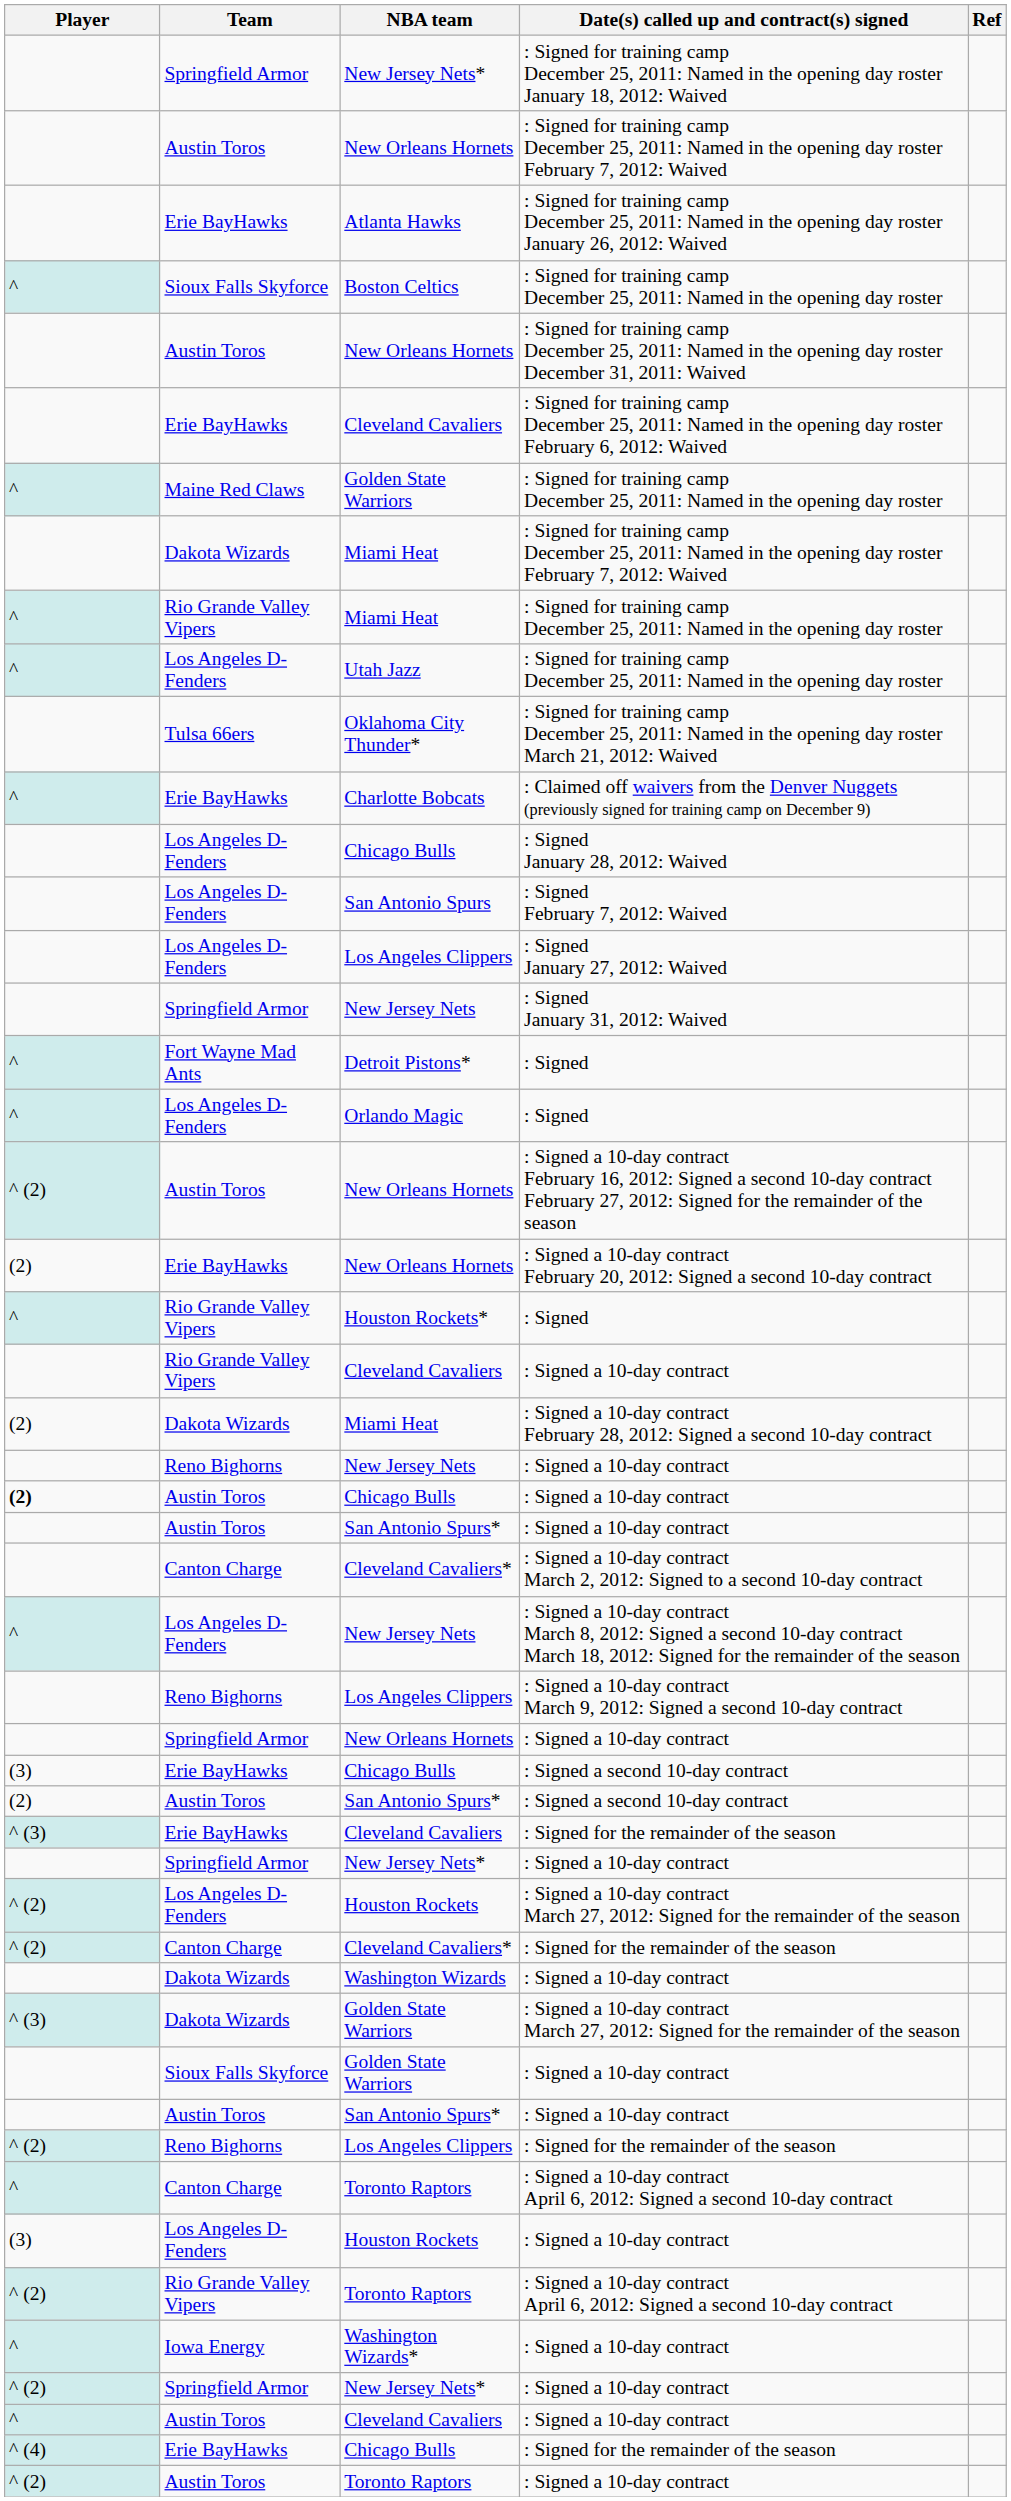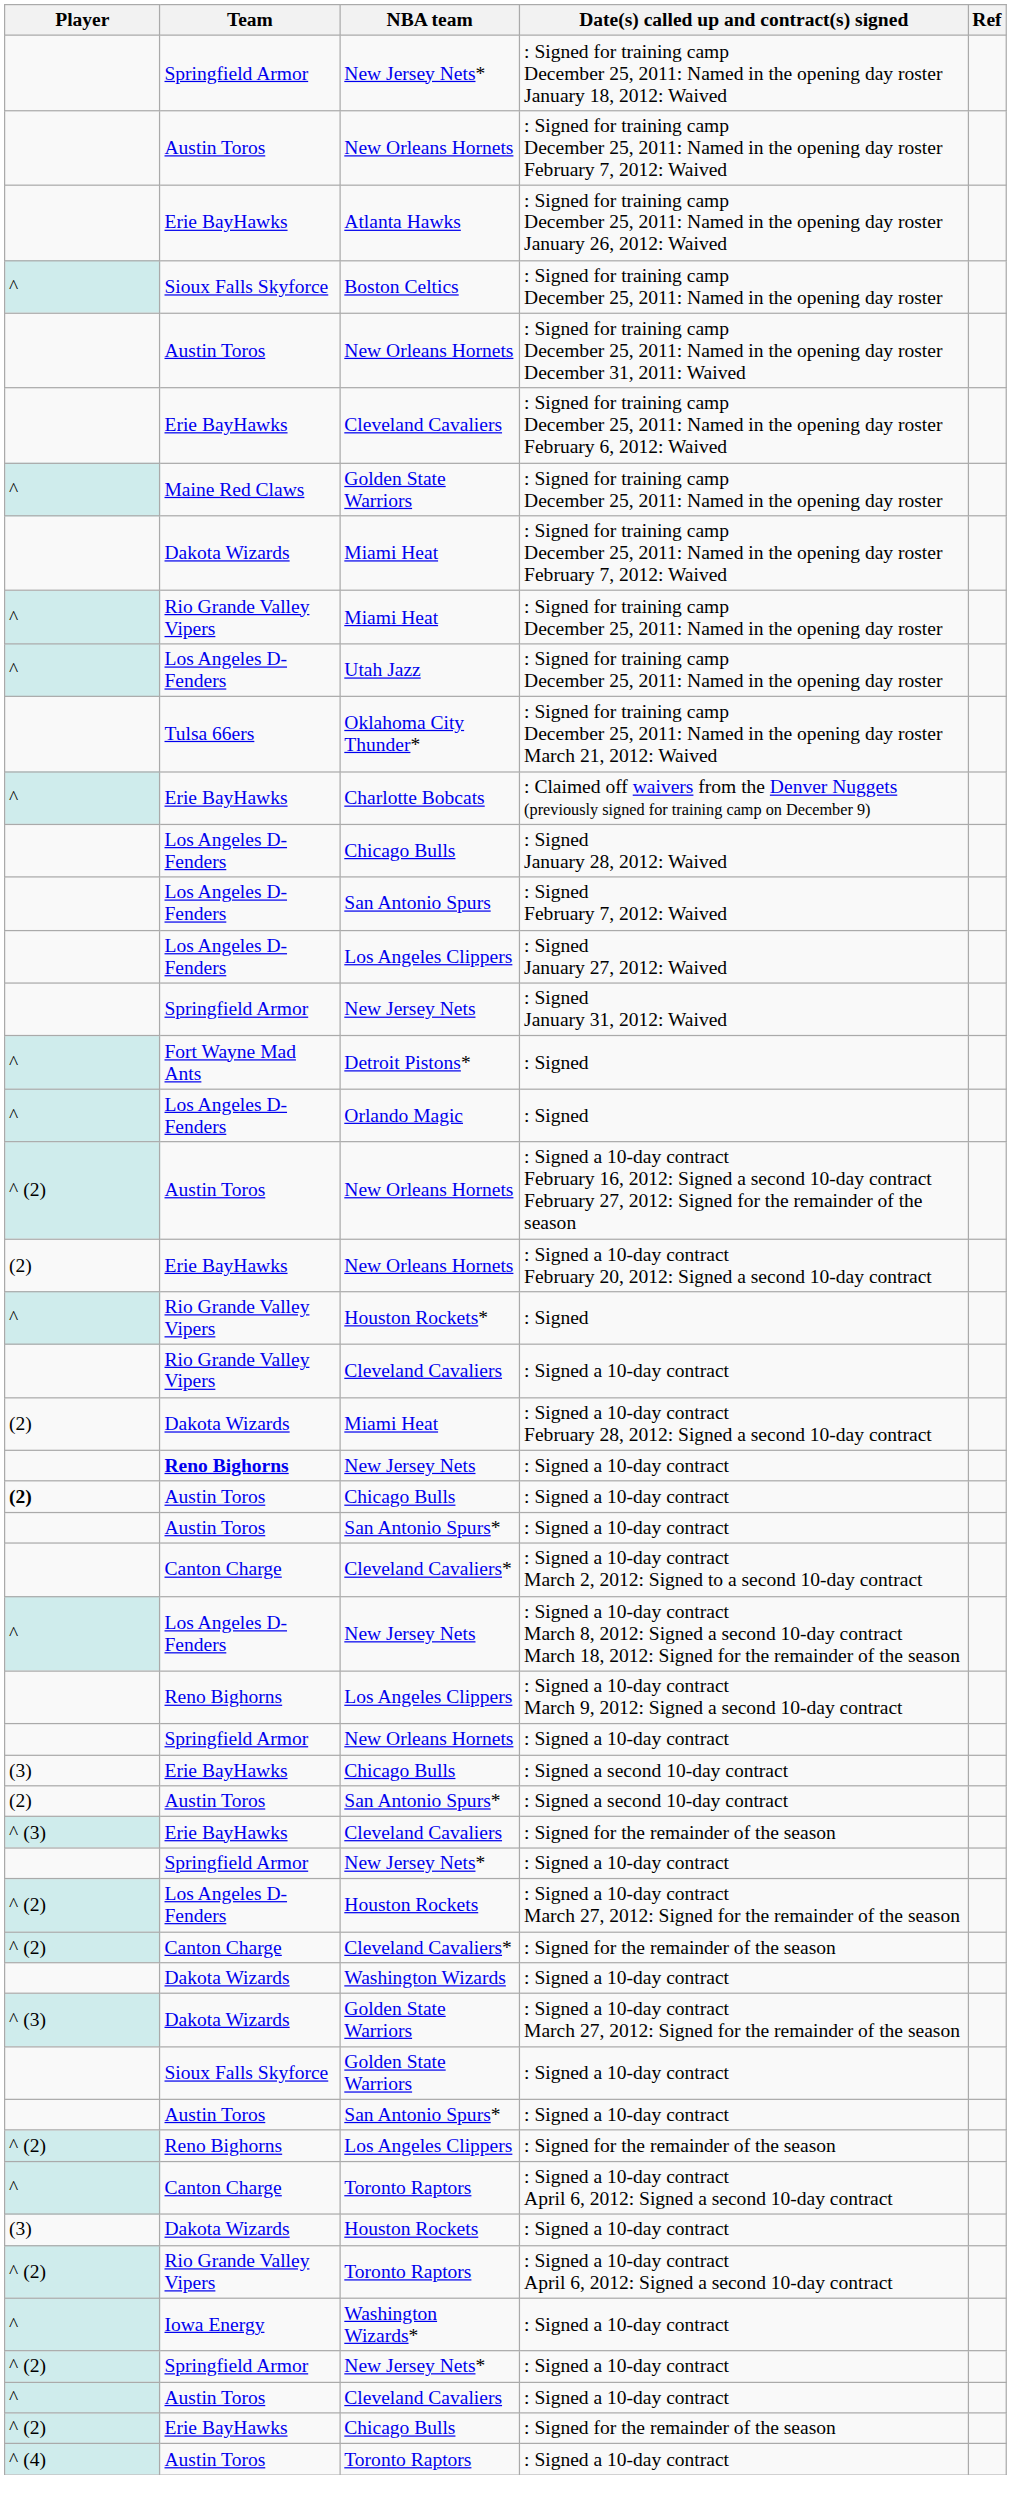(223, 1465) normal -> (227, 1465) bold
(226, 2240) Los Angeles D-Fenders -> (227, 2229) Dakota Wizards
(28, 2450) ^ (4) -> (28, 2428) ^ (2)
(28, 2481) ^ (2) -> (28, 2459) ^ (4)
